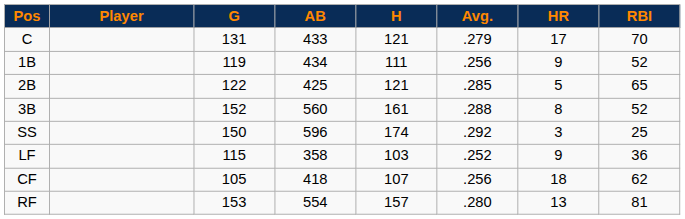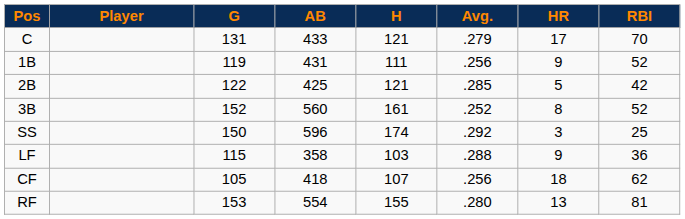(315, 62) 434 -> (315, 62) 431
(640, 86) 65 -> (640, 86) 42
(477, 109) .288 -> (477, 109) .252
(477, 156) .252 -> (477, 156) .288
(396, 202) 157 -> (396, 202) 155
